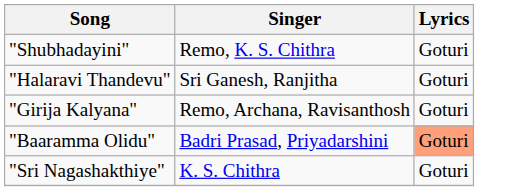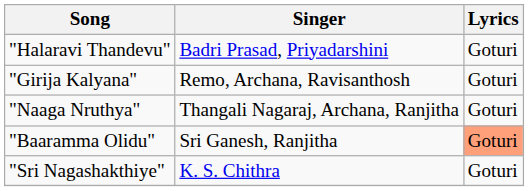- row: (69, 49)
(258, 79) Sri Ganesh, Ranjitha -> (284, 49) Badri Prasad, Priyadarshini
+ row: (75, 110)
(284, 140) Badri Prasad, Priyadarshini -> (258, 140) Sri Ganesh, Ranjitha
